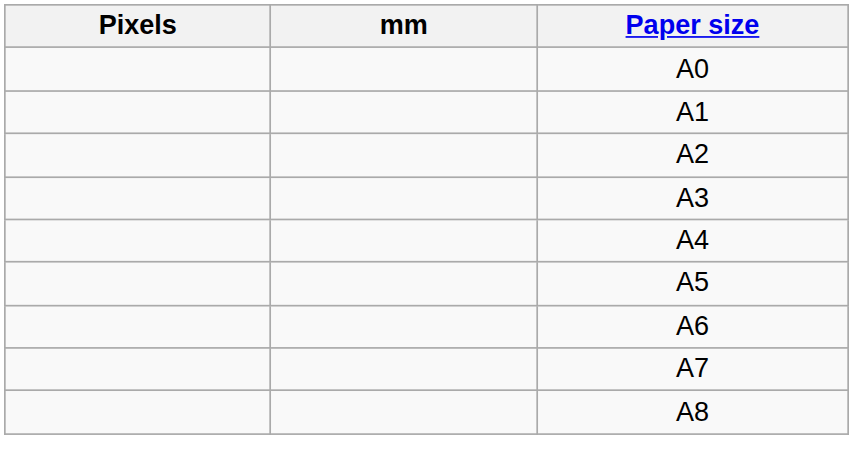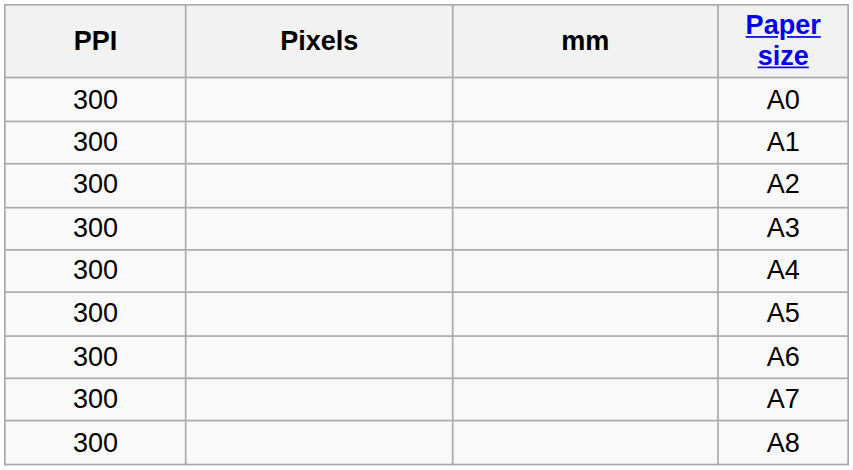+ column: (96, 41)
